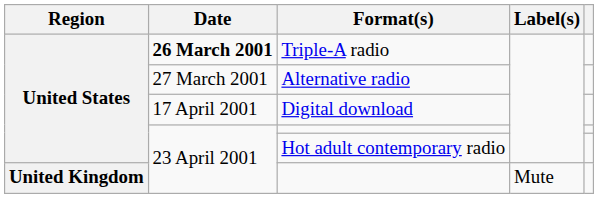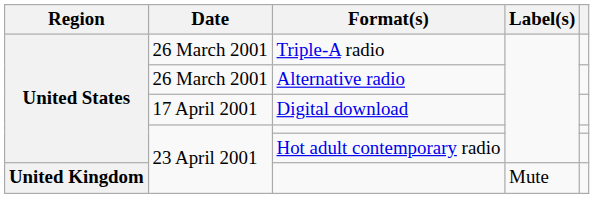(213, 49) bold -> (210, 49) normal
(210, 79) 27 March 2001 -> (210, 79) 26 March 2001
